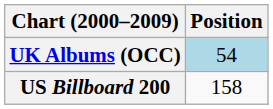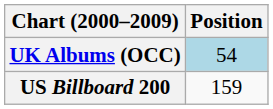(226, 87) 158 -> (226, 87) 159
